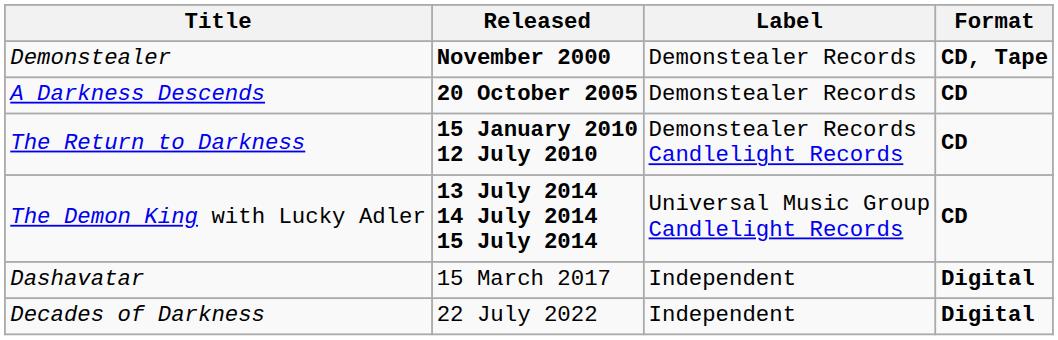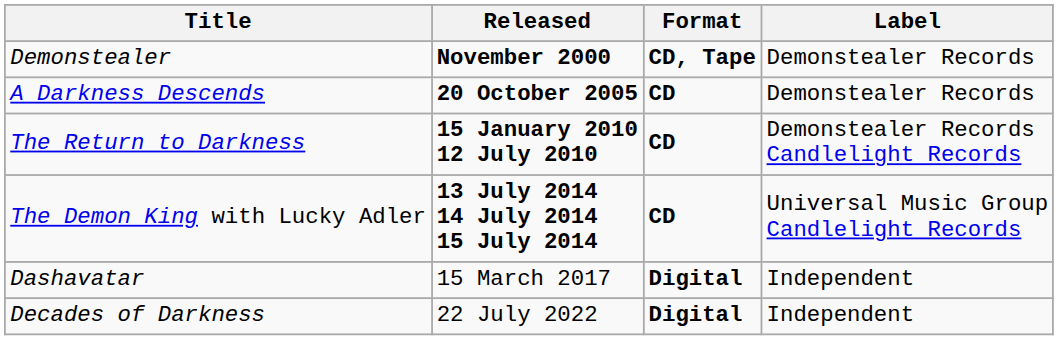columns swapped: (995, 23) <-> (789, 23)
